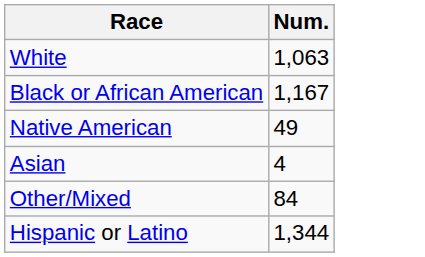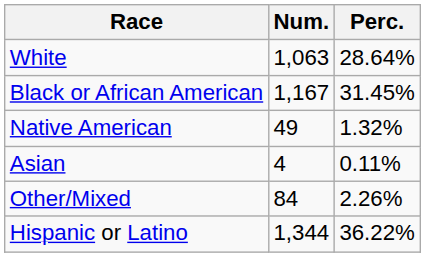+ column: (377, 22)
